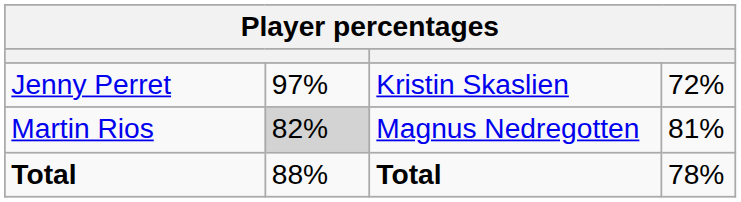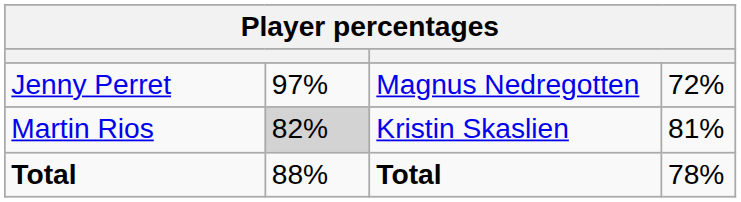(473, 84) Kristin Skaslien -> (508, 84) Magnus Nedregotten
(508, 129) Magnus Nedregotten -> (473, 129) Kristin Skaslien
